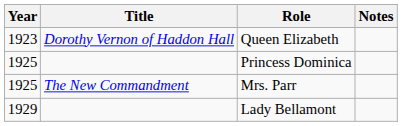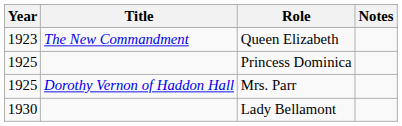(139, 39) Dorothy Vernon of Haddon Hall -> (116, 39) The New Commandment
(116, 86) The New Commandment -> (139, 86) Dorothy Vernon of Haddon Hall
(23, 109) 1929 -> (23, 109) 1930
